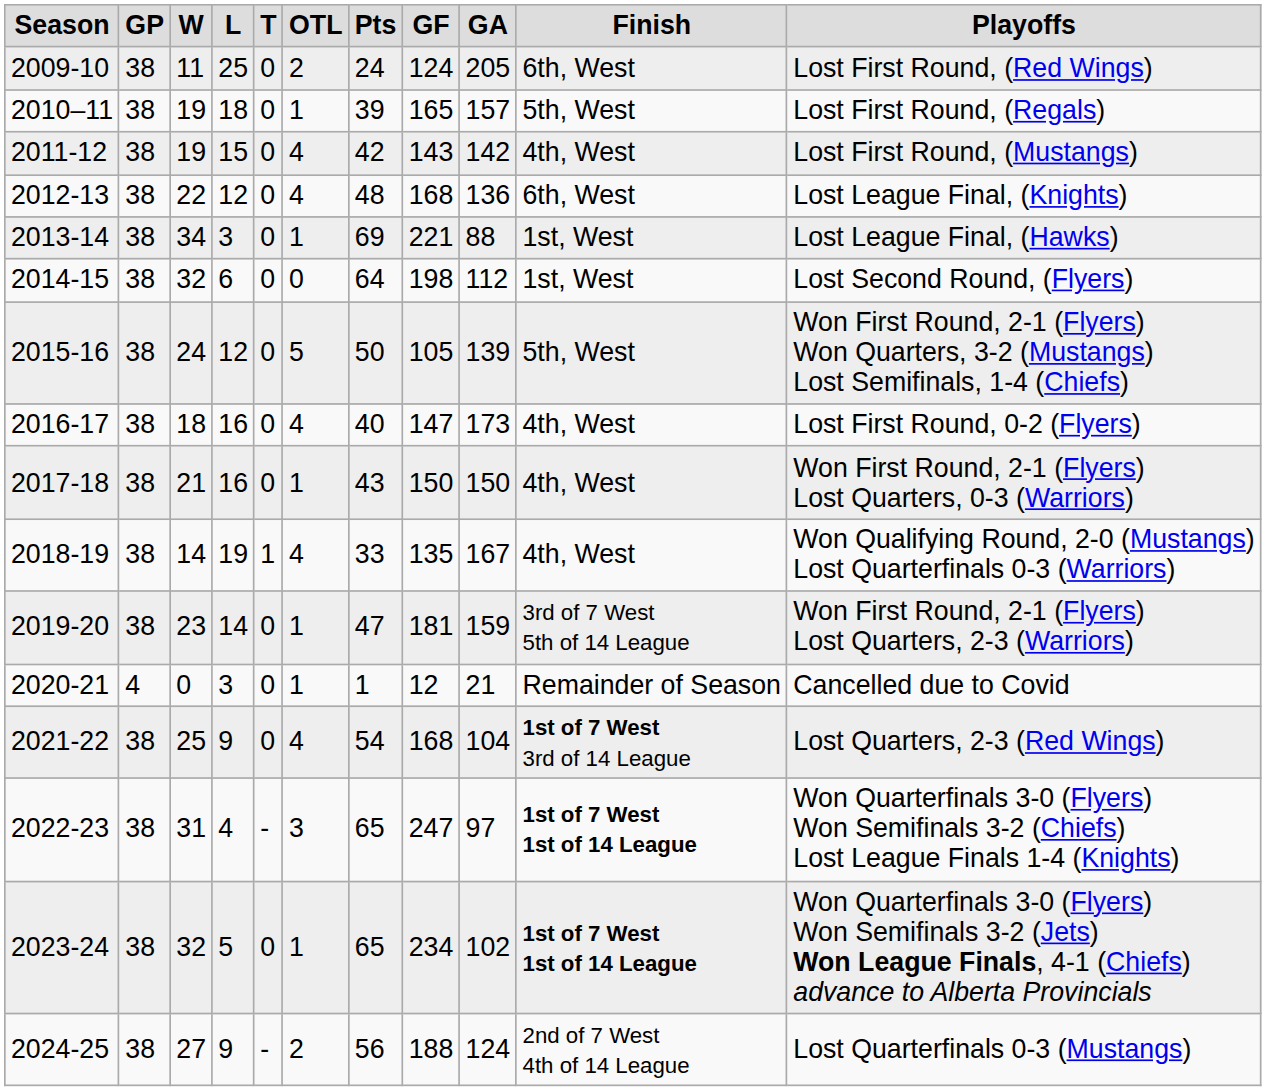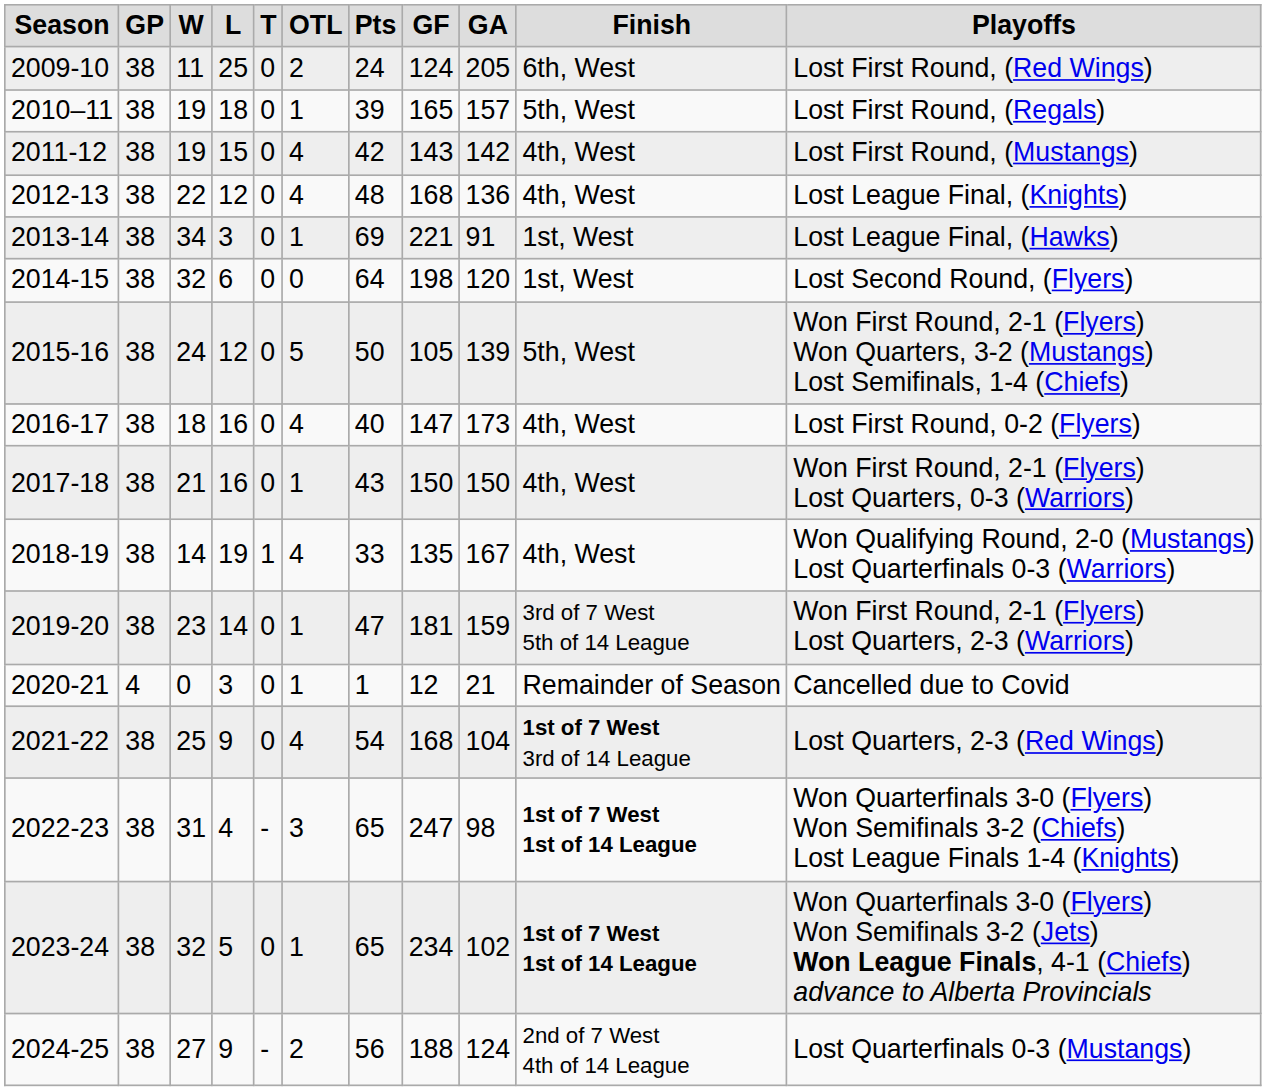(579, 195) 6th, West -> (579, 195) 4th, West
(480, 237) 88 -> (480, 237) 91
(487, 279) 112 -> (488, 279) 120
(480, 829) 97 -> (480, 829) 98
